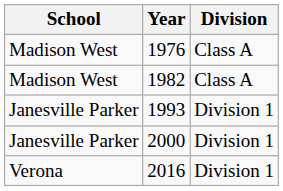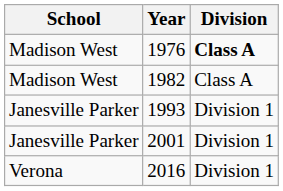(224, 49) normal -> (225, 49) bold
- row: (166, 140)
+ row: (166, 140)
